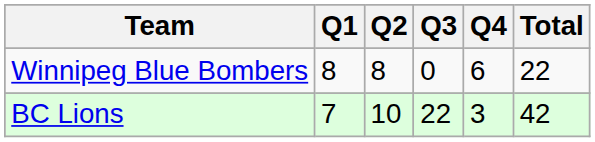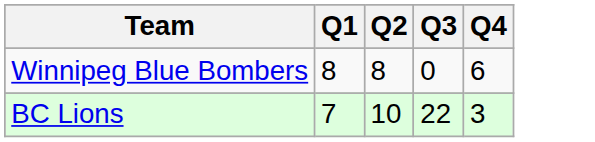- column: (552, 26)
